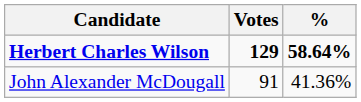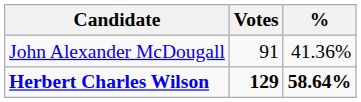rows swapped: (109, 50) <-> (117, 81)
